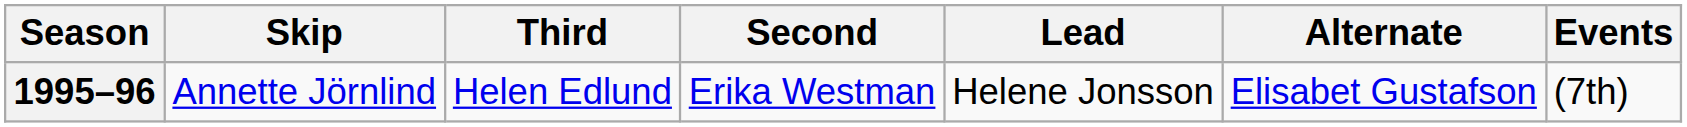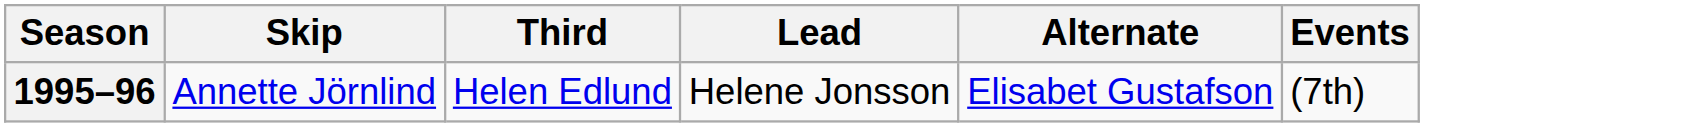- column: (812, 33)
